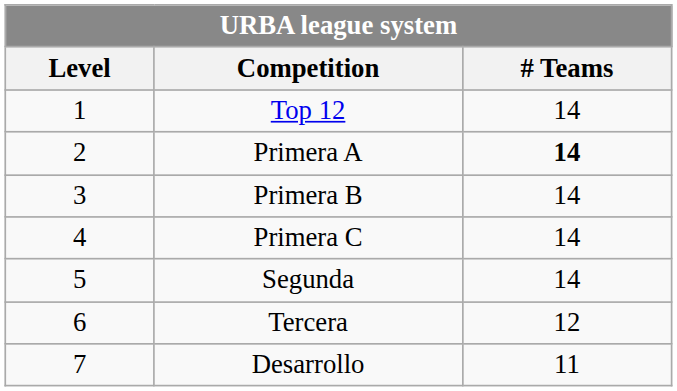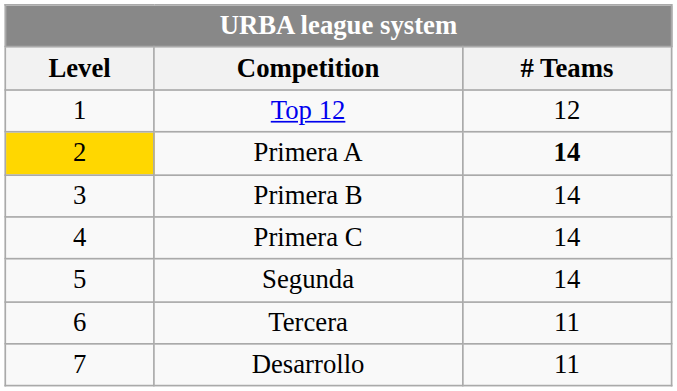(567, 110) 14 -> (567, 110) 12
(80, 152) no background -> (80, 152) gold background
(567, 322) 12 -> (567, 322) 11
